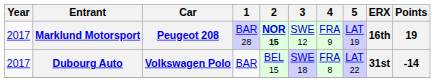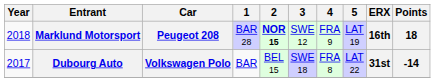(19, 36) 2017 -> (19, 36) 2018
(411, 36) 19 -> (411, 36) 18
